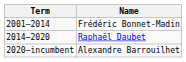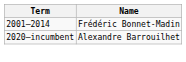- row: (112, 37)
